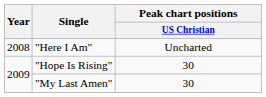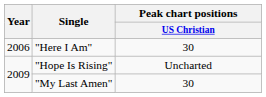(18, 47) 2008 -> (18, 47) 2006
(188, 47) Uncharted -> (188, 47) 30
(188, 65) 30 -> (188, 65) Uncharted
